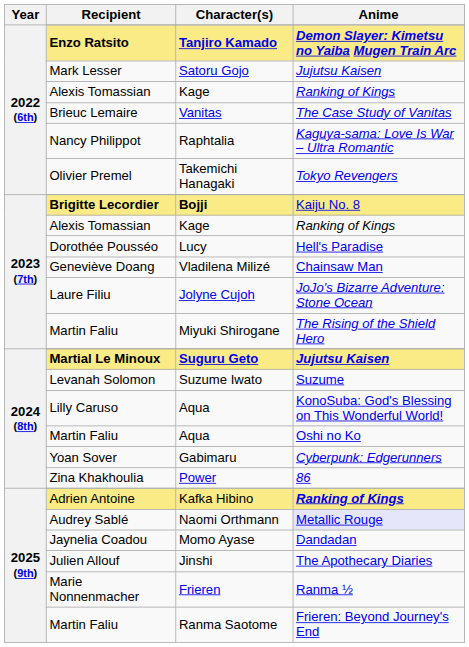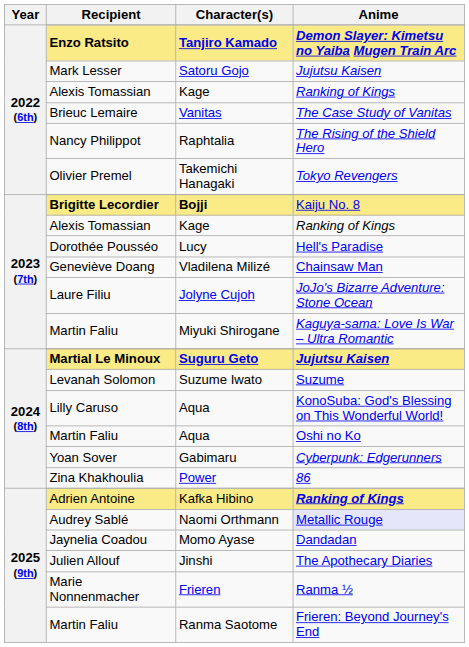(375, 141) Kaguya-sama: Love Is War – Ultra Romantic -> (366, 141) The Rising of the Shield Hero
(366, 331) The Rising of the Shield Hero -> (375, 331) Kaguya-sama: Love Is War – Ultra Romantic
